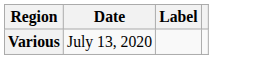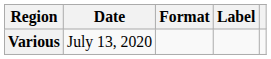+ column: (184, 16)
